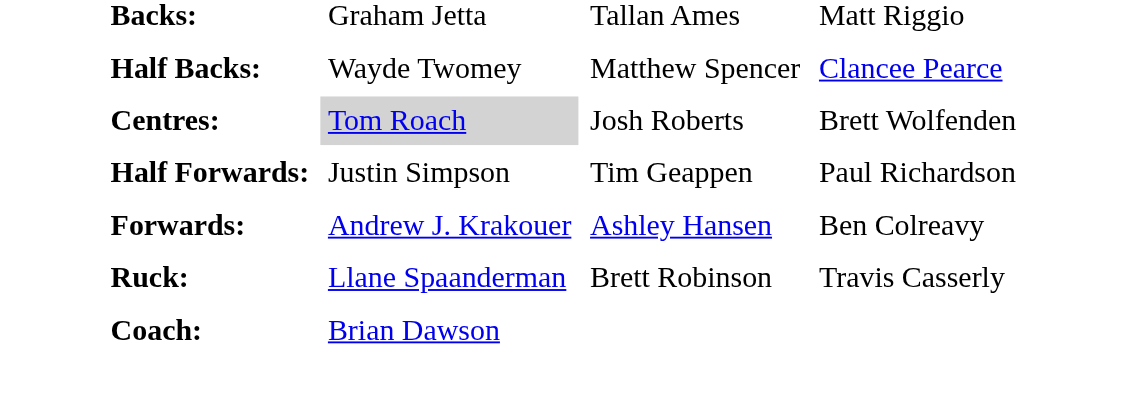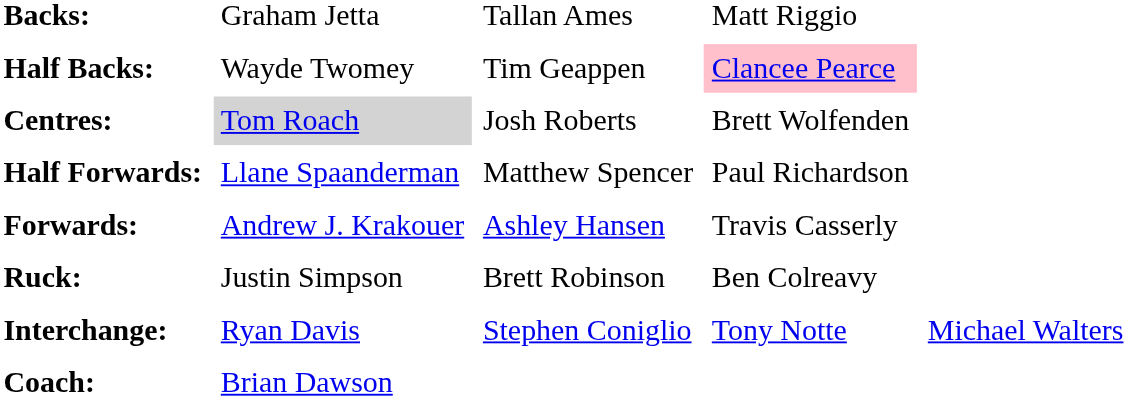(695, 67) Matthew Spencer -> (564, 67) Tim Geappen
(911, 67) no background -> (804, 67) pink background
(419, 172) Justin Simpson -> (340, 172) Llane Spaanderman
(671, 172) Tim Geappen -> (588, 172) Matthew Spencer
(902, 225) Ben Colreavy -> (805, 225) Travis Casserly
(447, 277) Llane Spaanderman -> (312, 277) Justin Simpson
(912, 277) Travis Casserly -> (794, 277) Ben Colreavy
+ row: (85, 329)
